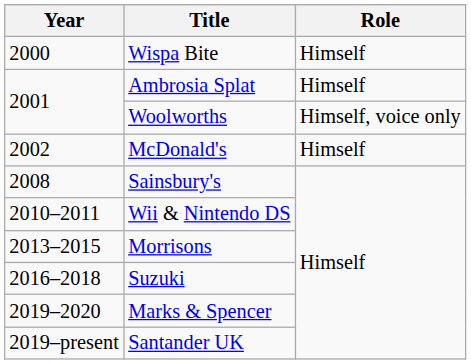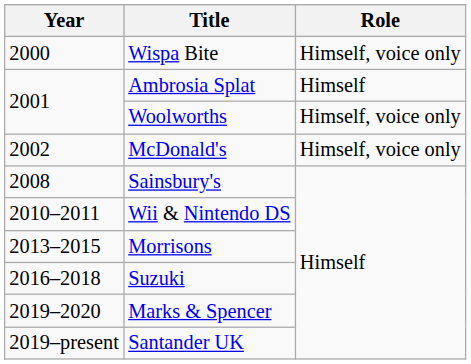(333, 52) Himself -> (380, 52) Himself, voice only
(333, 149) Himself -> (380, 149) Himself, voice only
